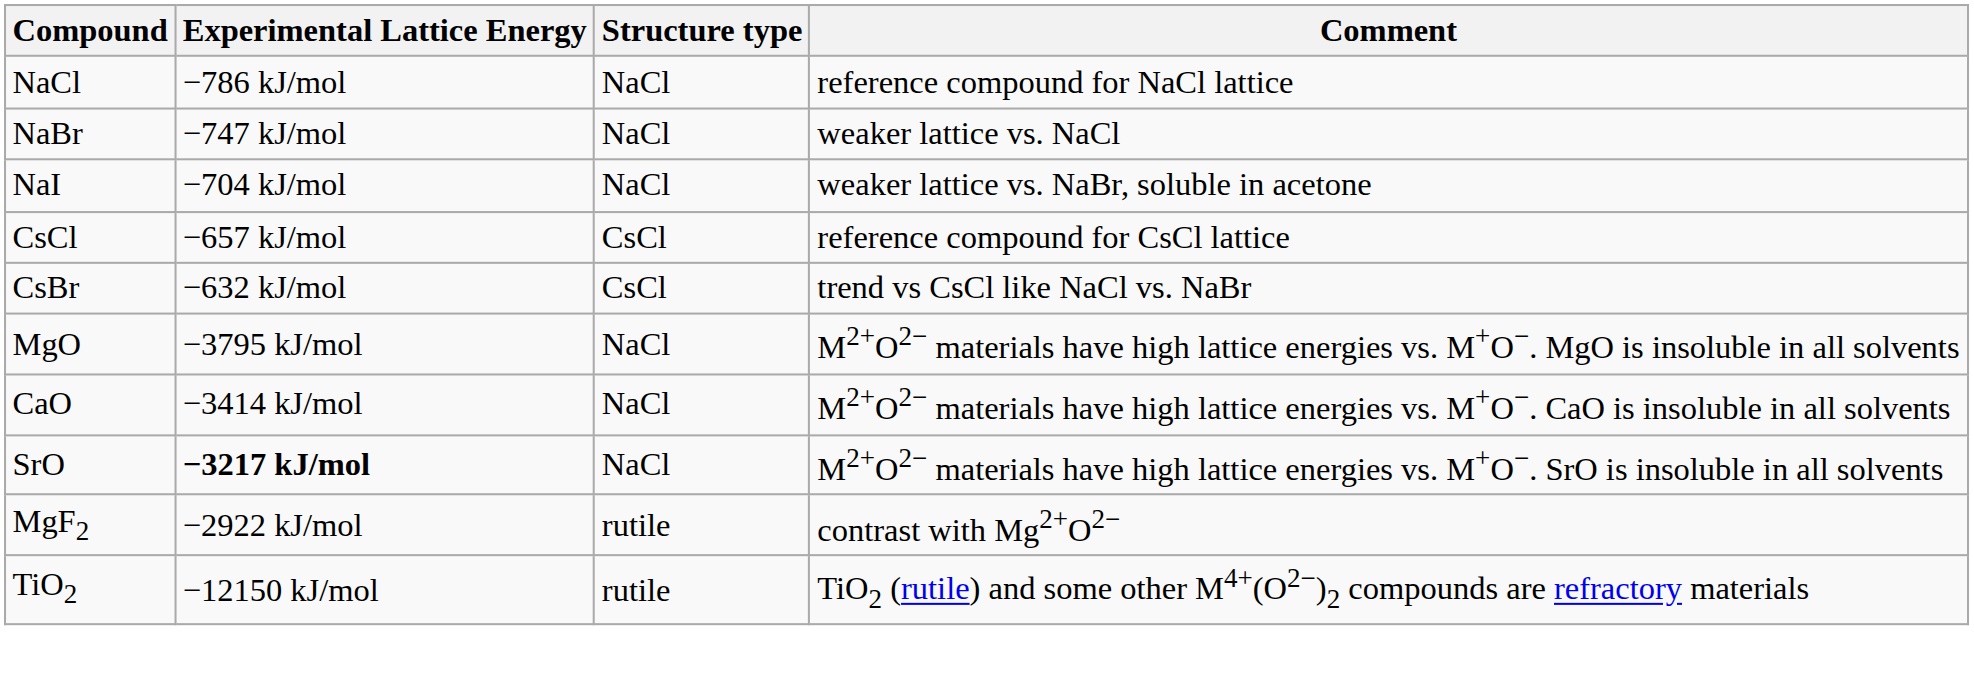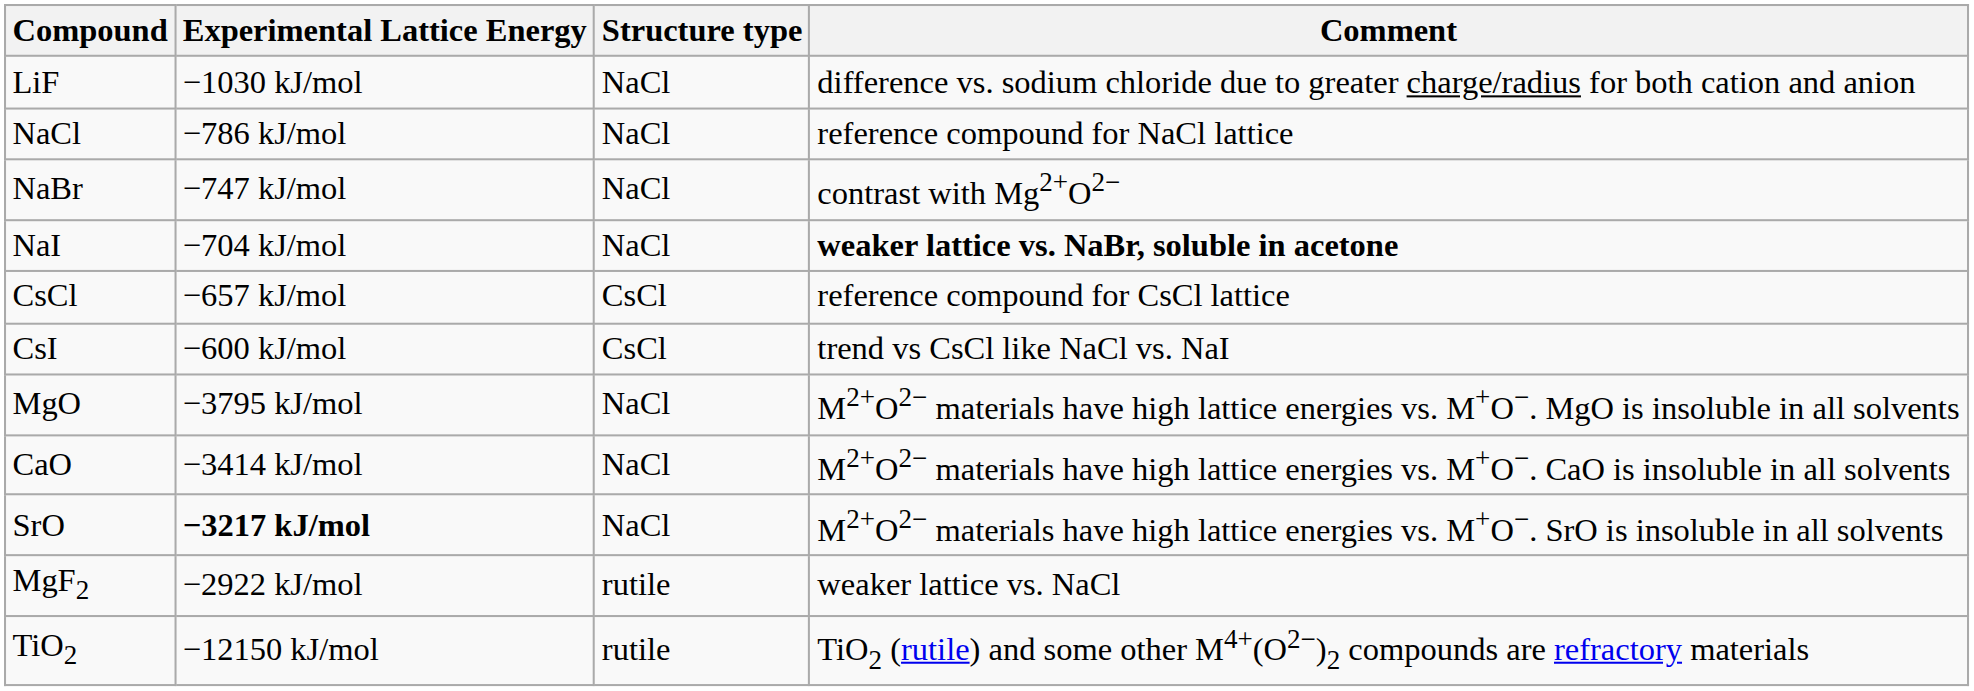+ row: (36, 81)
(969, 133) weaker lattice vs. NaCl -> (969, 189) contrast with Mg2+O2−
(1094, 184) normal -> (1108, 245) bold
- row: (46, 287)
+ row: (35, 348)
(969, 524) contrast with Mg2+O2− -> (969, 584) weaker lattice vs. NaCl
